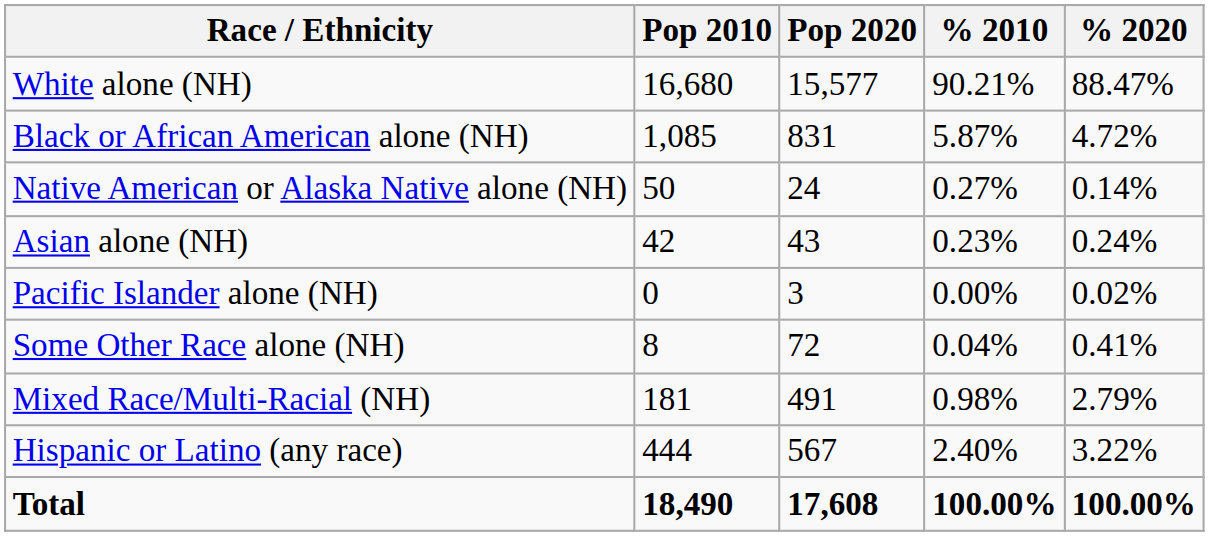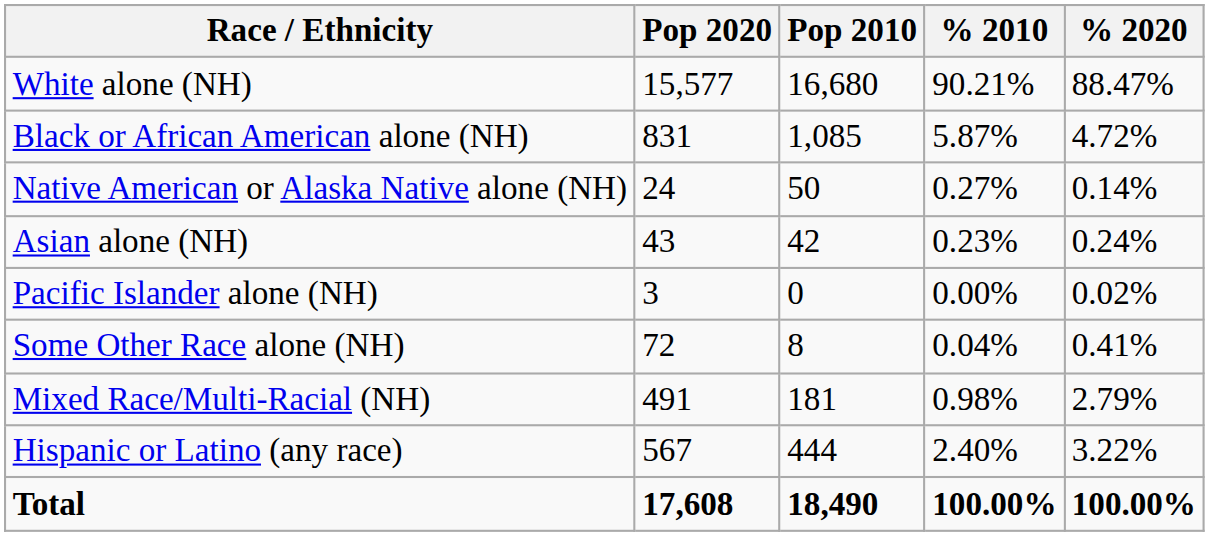columns swapped: (707, 30) <-> (852, 30)
